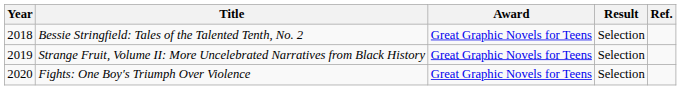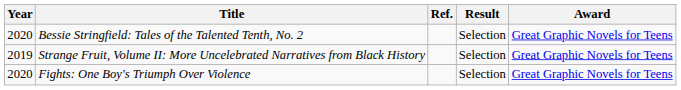columns swapped: (511, 14) <-> (662, 14)
(20, 34) 2018 -> (20, 34) 2020
